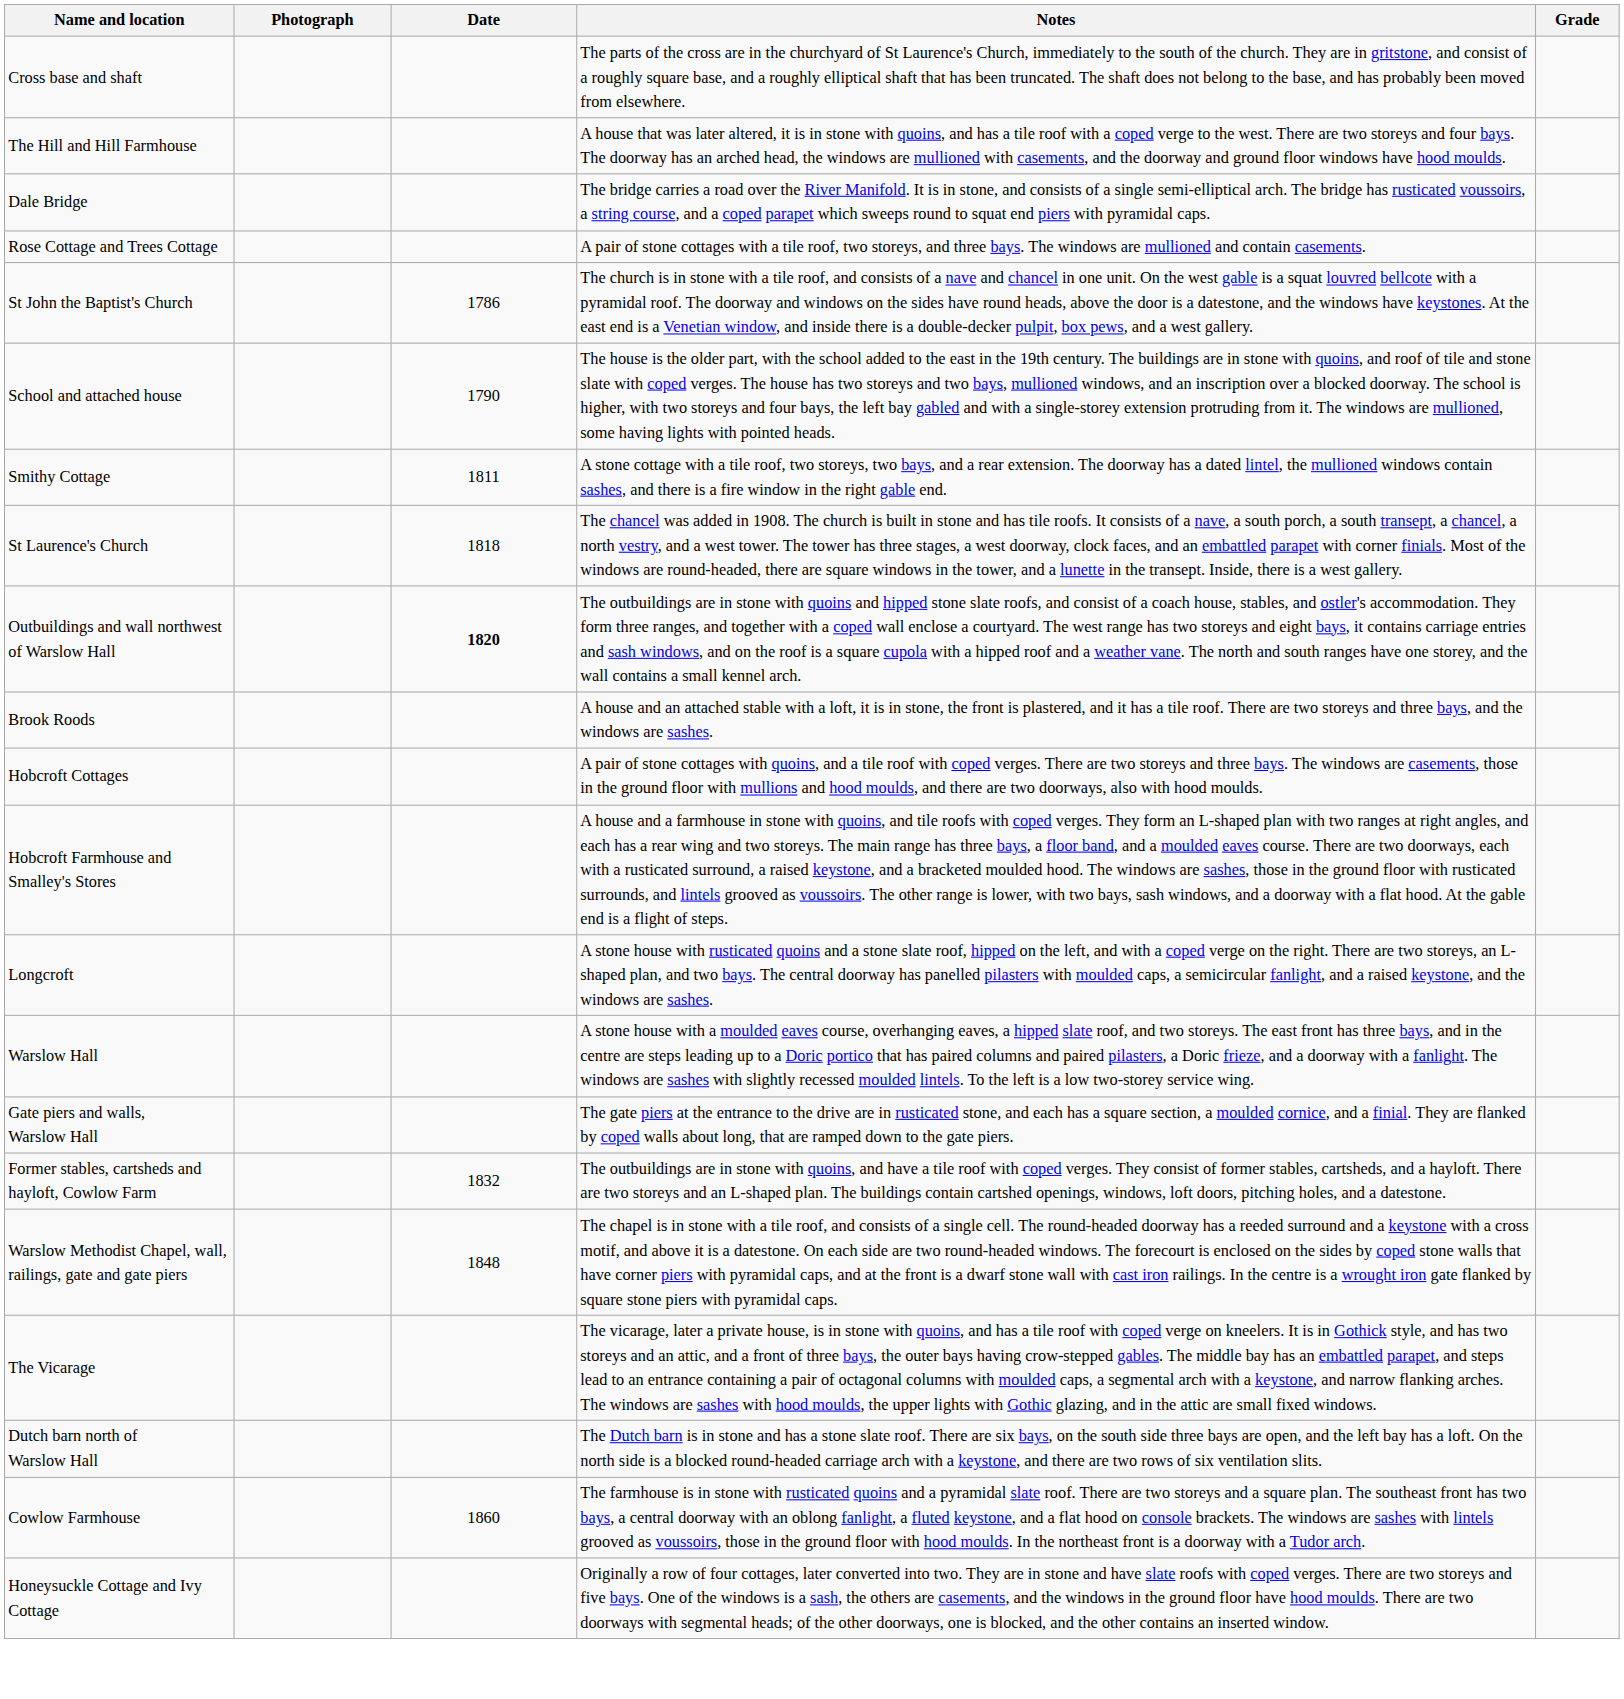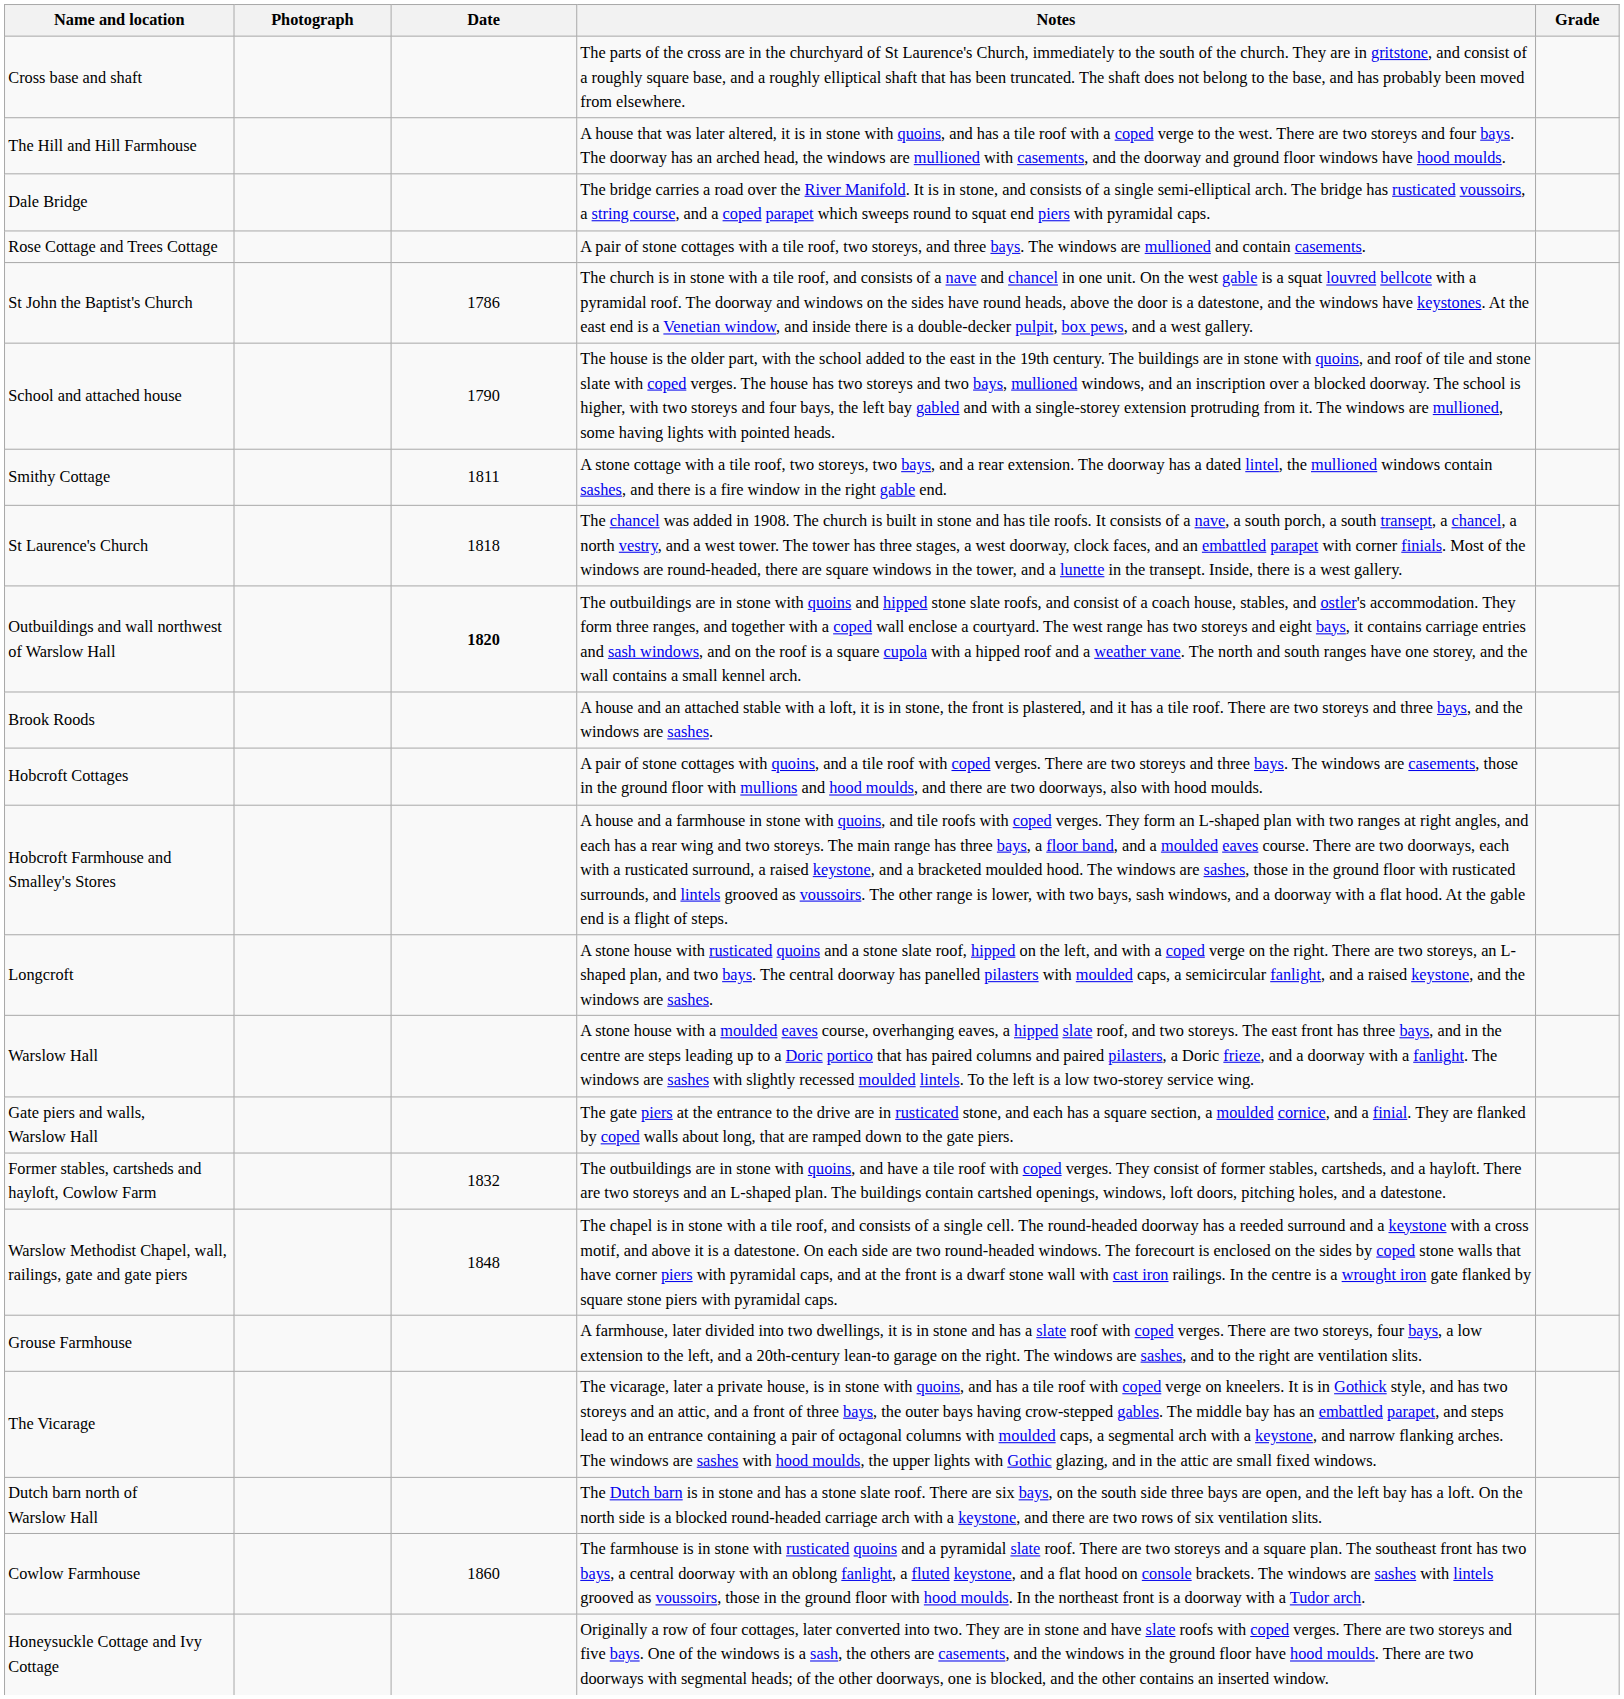+ row: (70, 1343)
